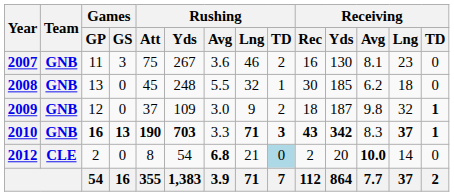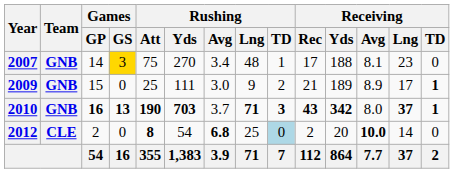(96, 62) 11 -> (96, 62) 14
(123, 62) no background -> (123, 62) gold background
(185, 62) 267 -> (185, 62) 270
(220, 62) 3.6 -> (220, 62) 3.4
(252, 62) 46 -> (252, 62) 48
(281, 62) 2 -> (281, 62) 1
(310, 62) 16 -> (310, 62) 17
(341, 62) 130 -> (341, 62) 188
- row: (23, 86)
(96, 109) 12 -> (96, 86) 15
(150, 109) 37 -> (150, 86) 25
(185, 109) 109 -> (185, 86) 111
(310, 109) 18 -> (310, 86) 21
(341, 109) 187 -> (341, 86) 189
(373, 109) 9.8 -> (373, 86) 8.9
(405, 109) 32 -> (405, 86) 17
(220, 132) 3.3 -> (220, 109) 3.7
(373, 132) 8.3 -> (373, 109) 8.0
(150, 156) normal -> (150, 132) bold
(252, 156) 21 -> (252, 132) 25
